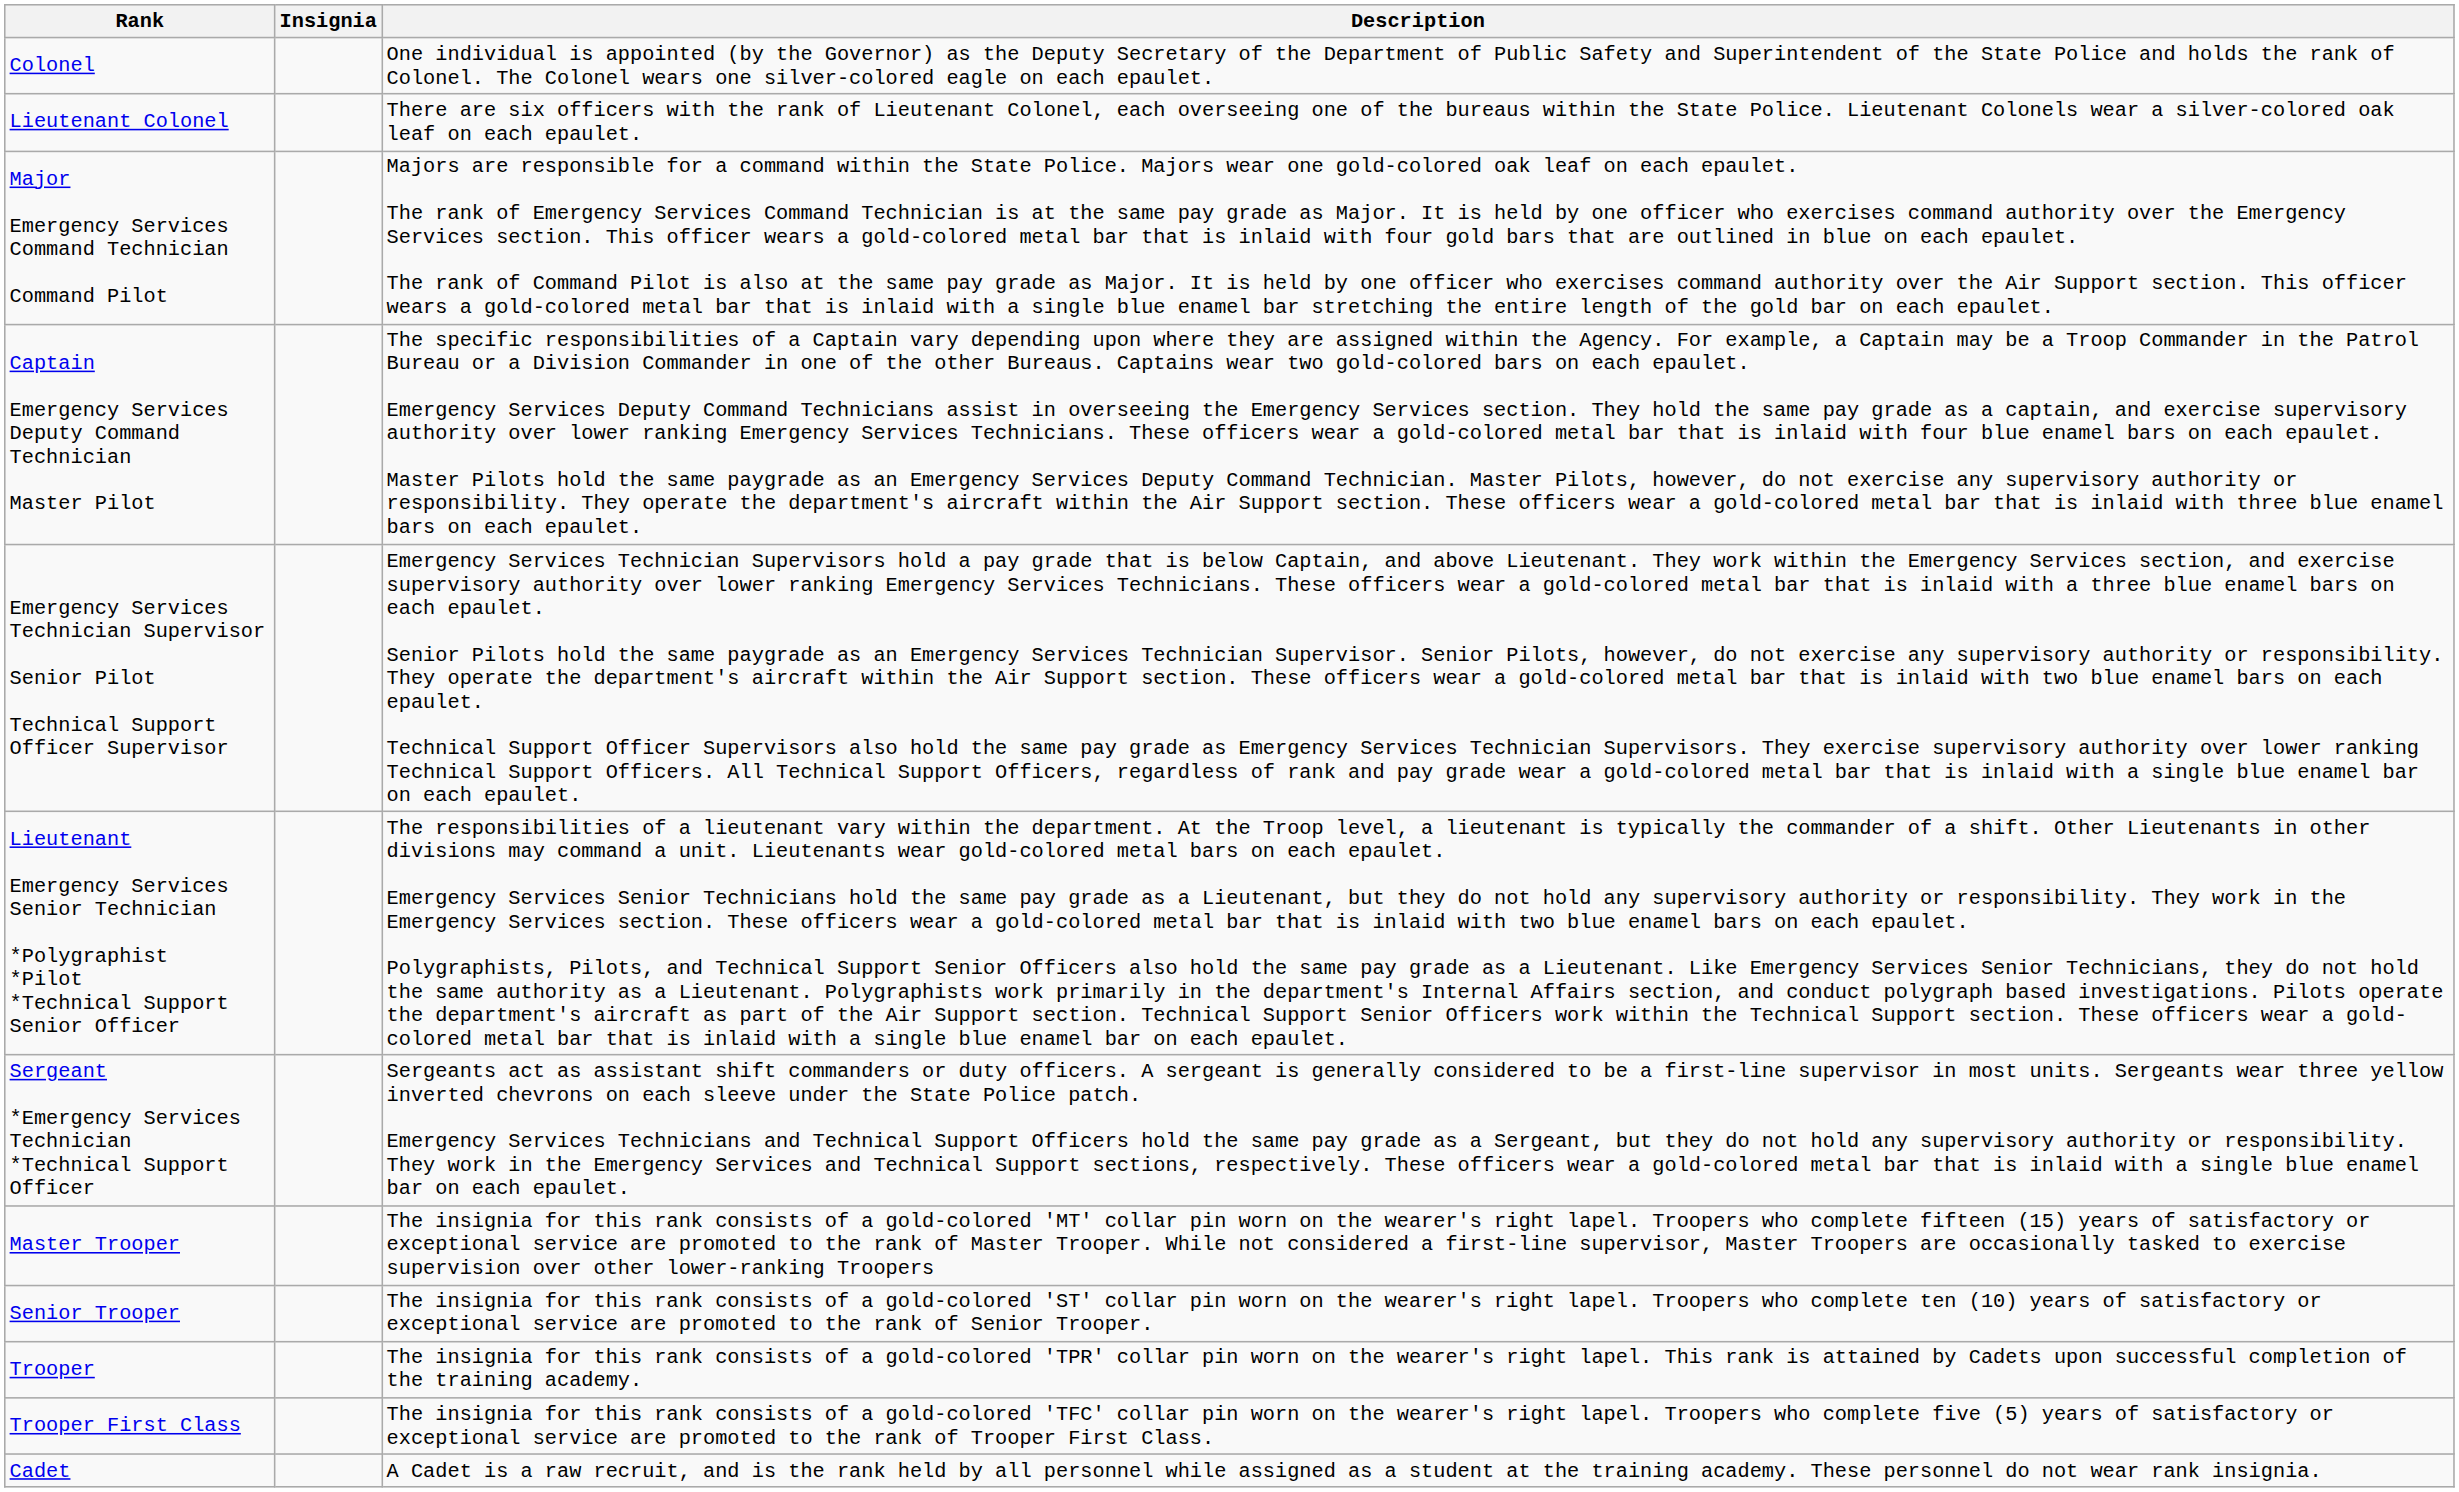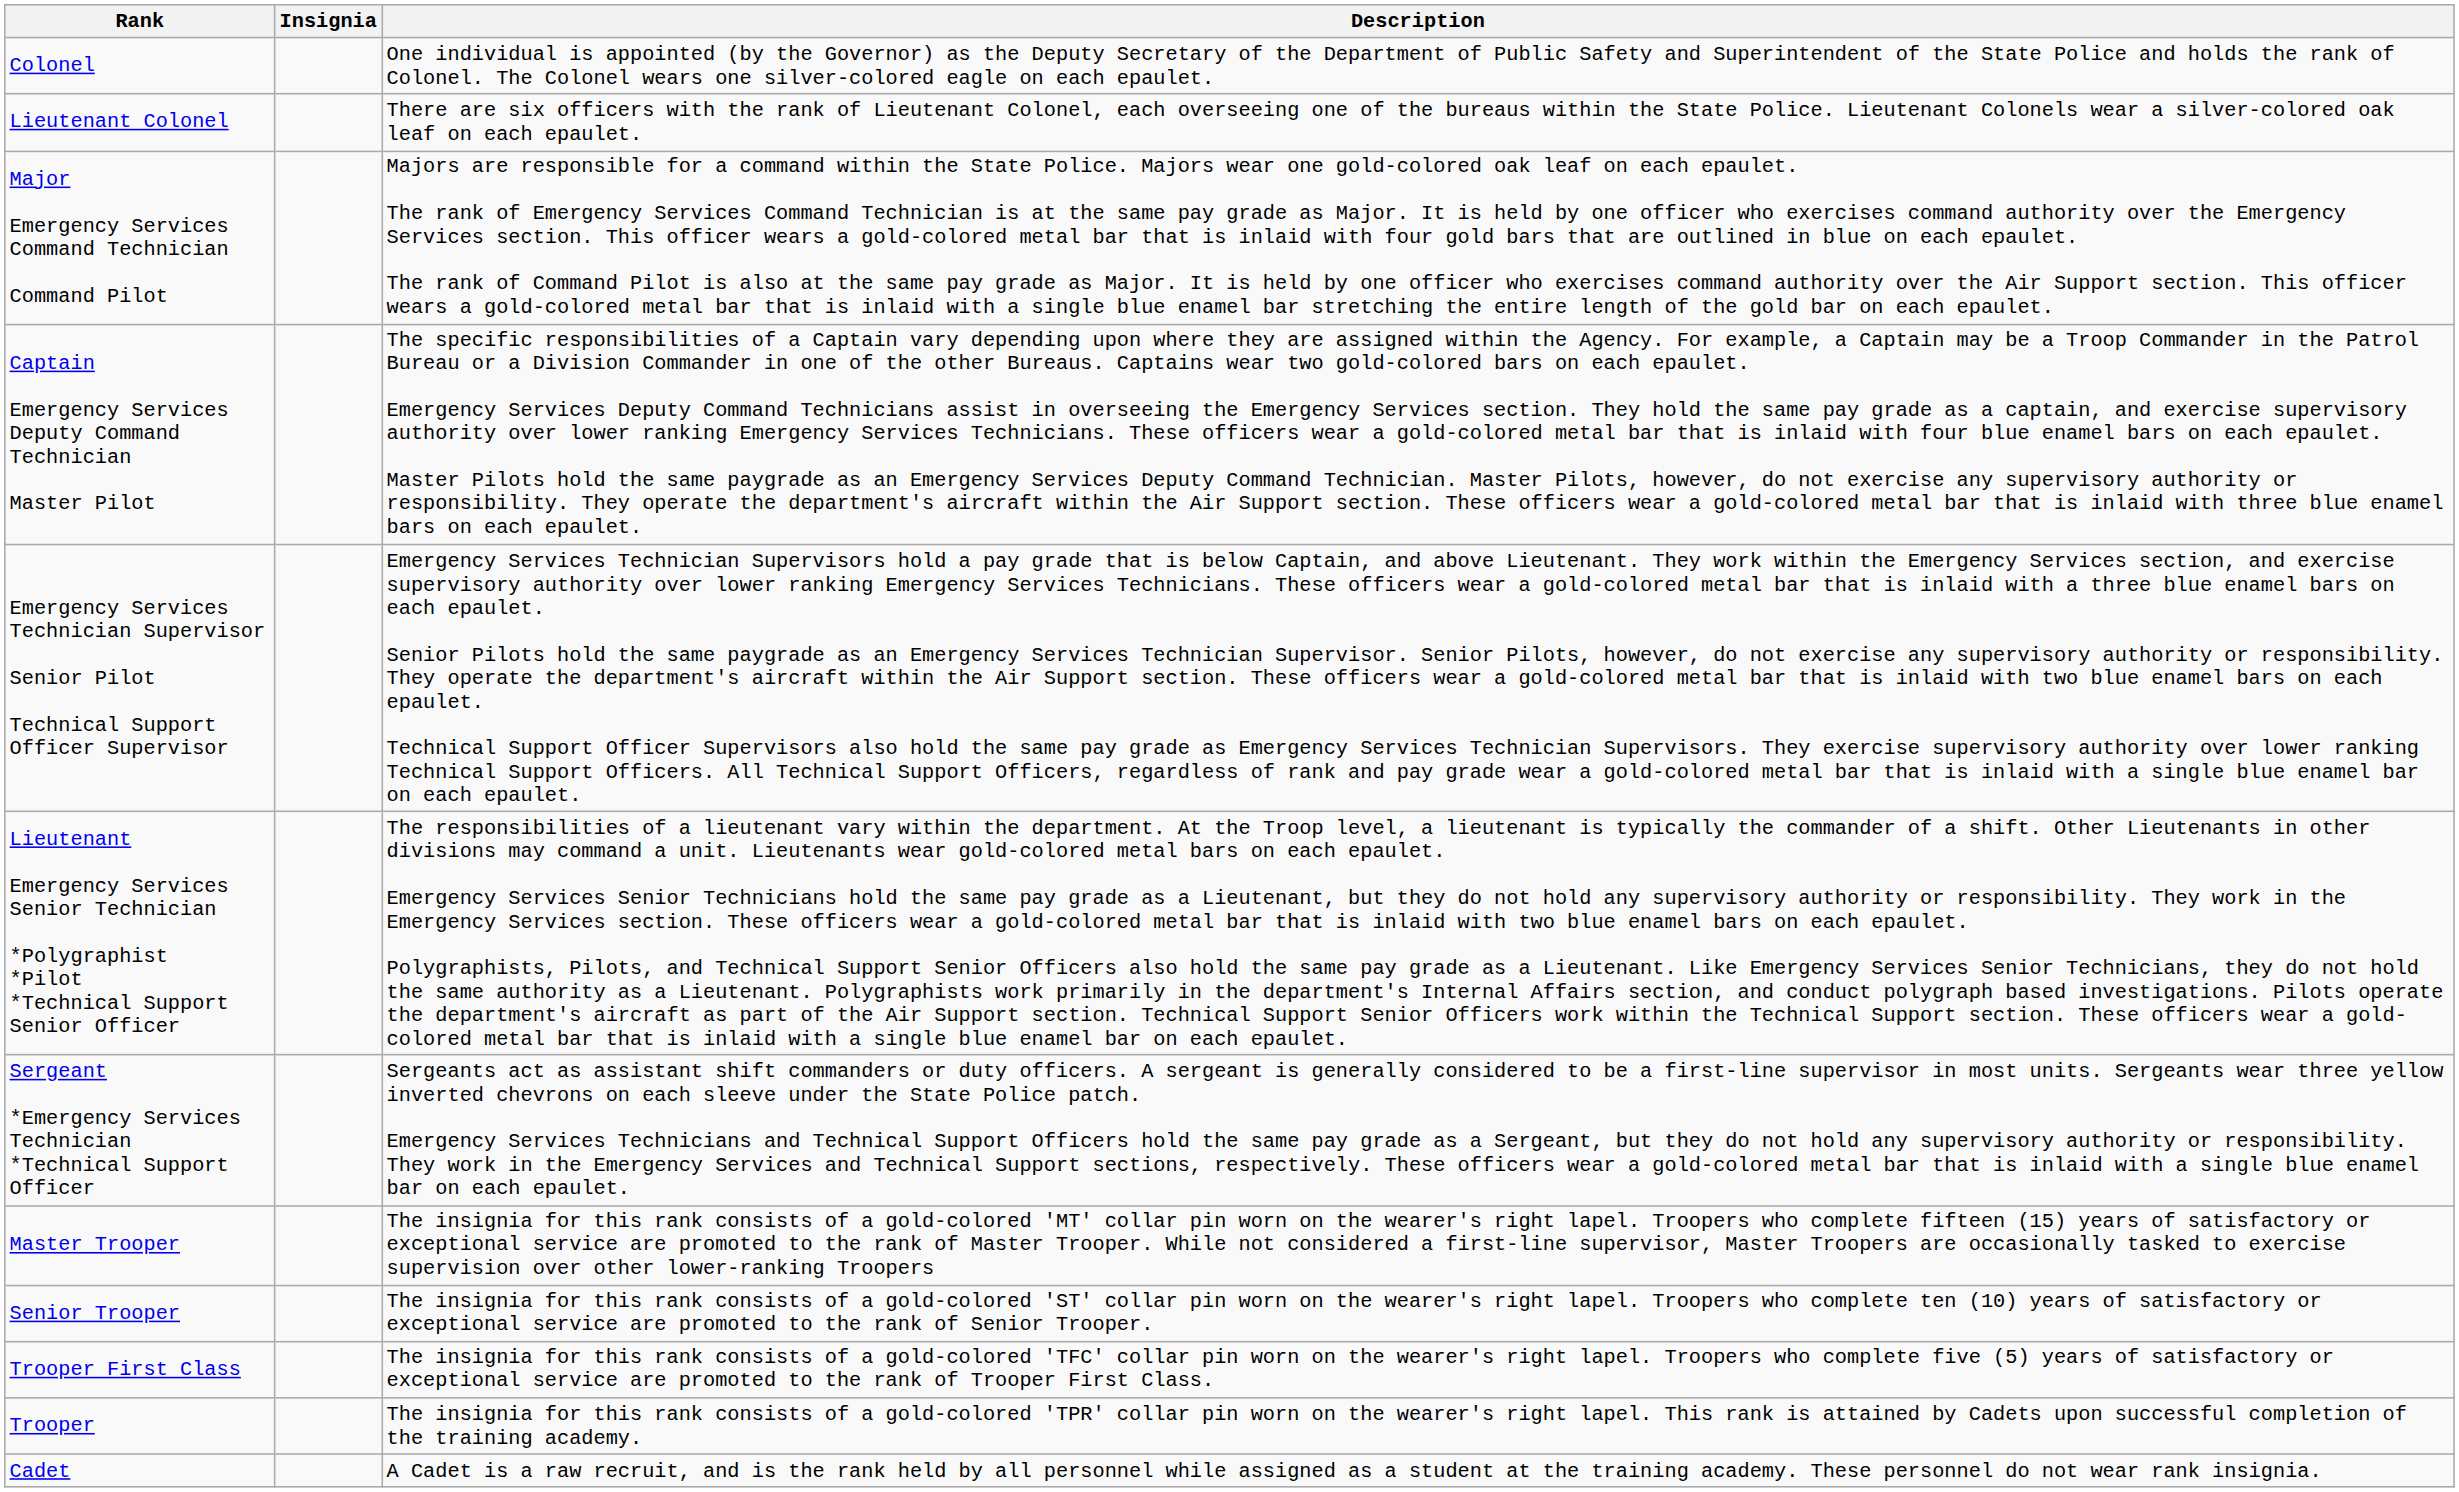rows swapped: (125, 1426) <-> (52, 1370)
